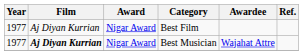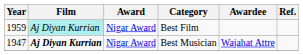(16, 27) 1977 -> (16, 27) 1959
(65, 27) no background -> (65, 27) paleturquoise background
(16, 43) 1977 -> (16, 43) 1947
